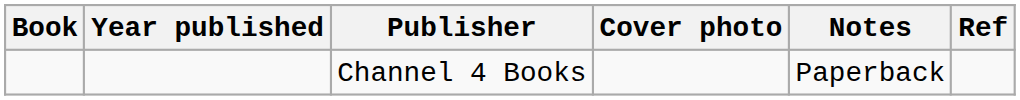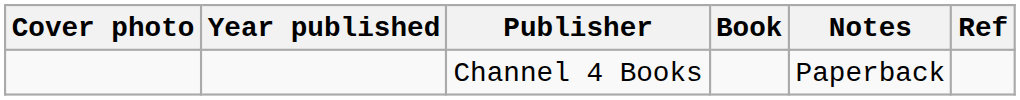columns swapped: (45, 28) <-> (691, 28)
